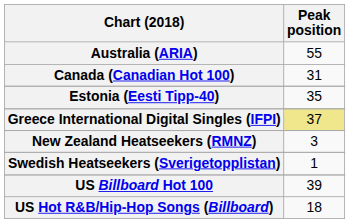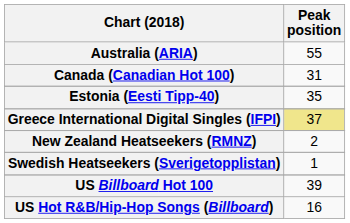(314, 141) 3 -> (314, 141) 2
(314, 207) 18 -> (314, 207) 16
